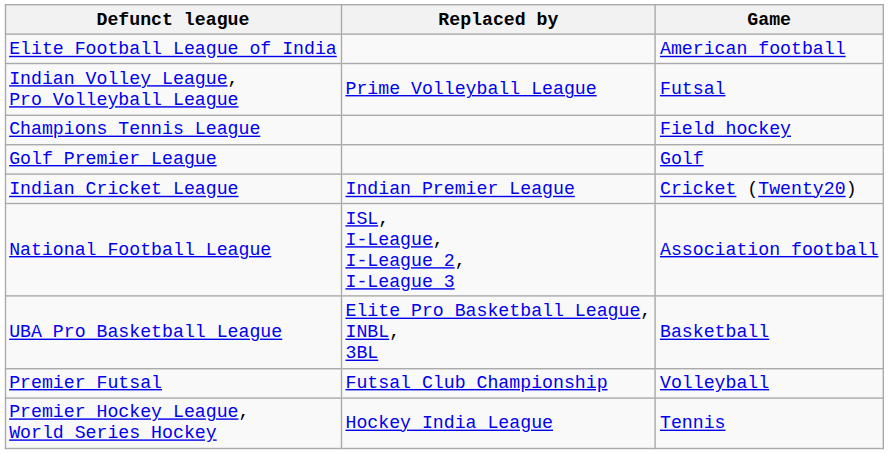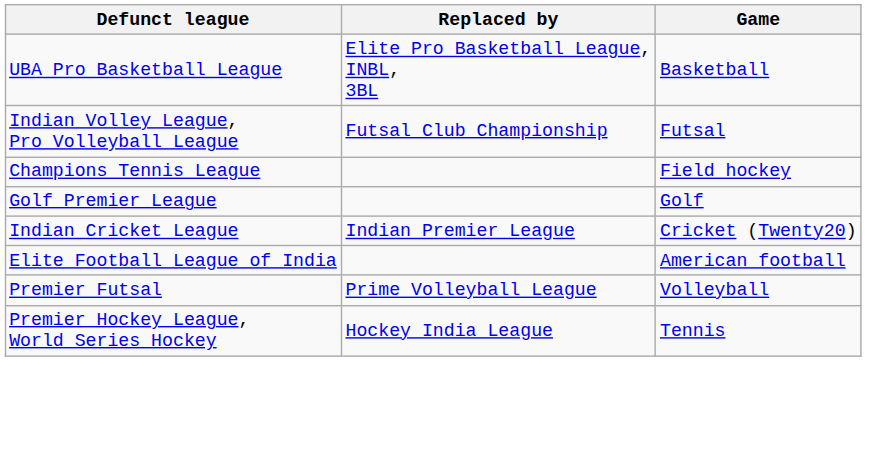rows swapped: (146, 332) <-> (173, 49)
(471, 89) Prime Volleyball League -> (477, 131) Futsal Club Championship
- row: (140, 250)
(477, 383) Futsal Club Championship -> (471, 290) Prime Volleyball League
